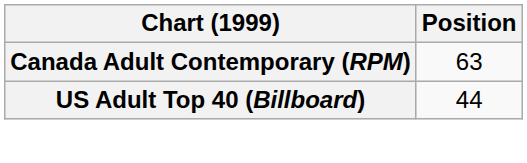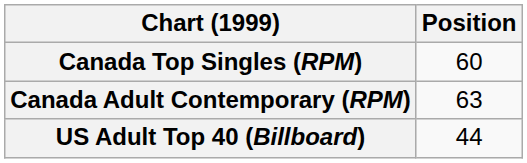+ row: (211, 61)
